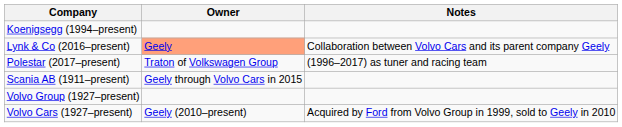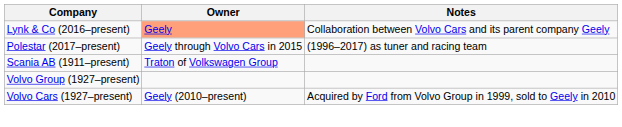- row: (72, 29)
(211, 63) Traton of Volkswagen Group -> (223, 46) Geely through Volvo Cars in 2015
(223, 79) Geely through Volvo Cars in 2015 -> (211, 63) Traton of Volkswagen Group
